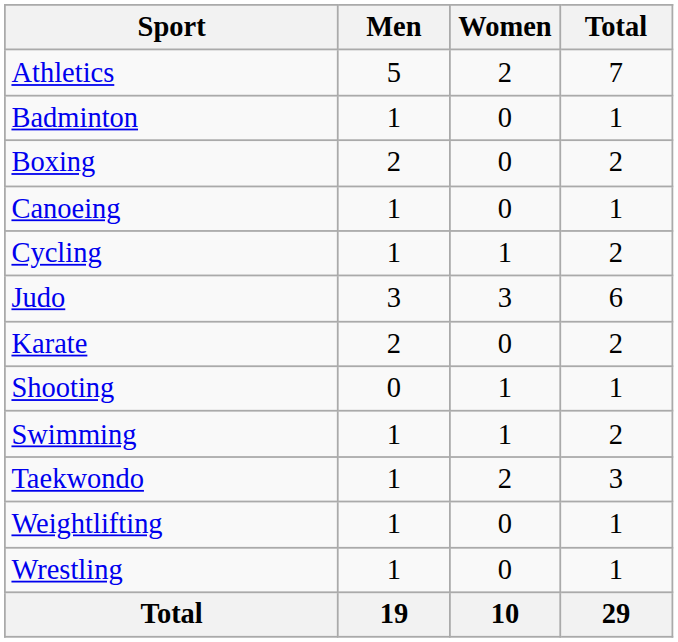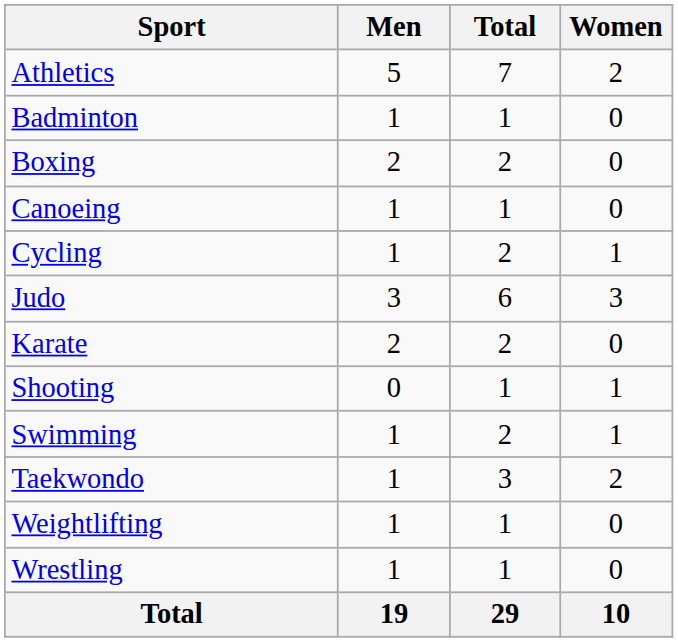columns swapped: (505, 27) <-> (616, 27)
